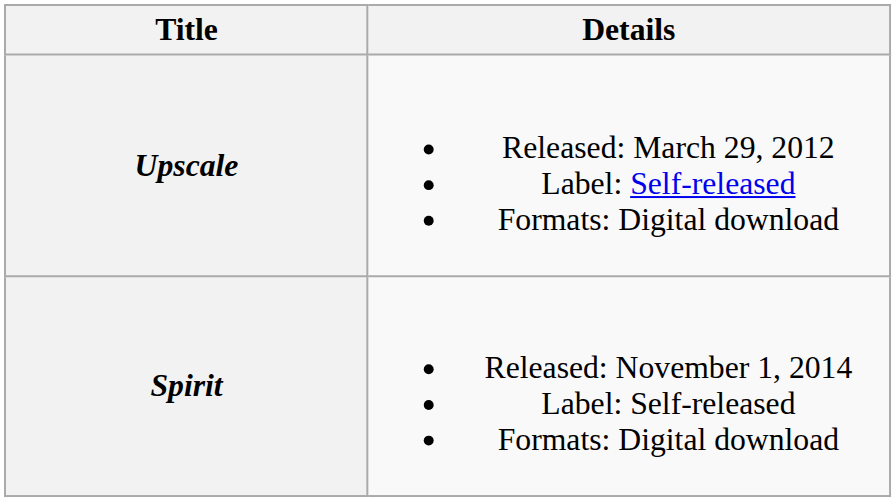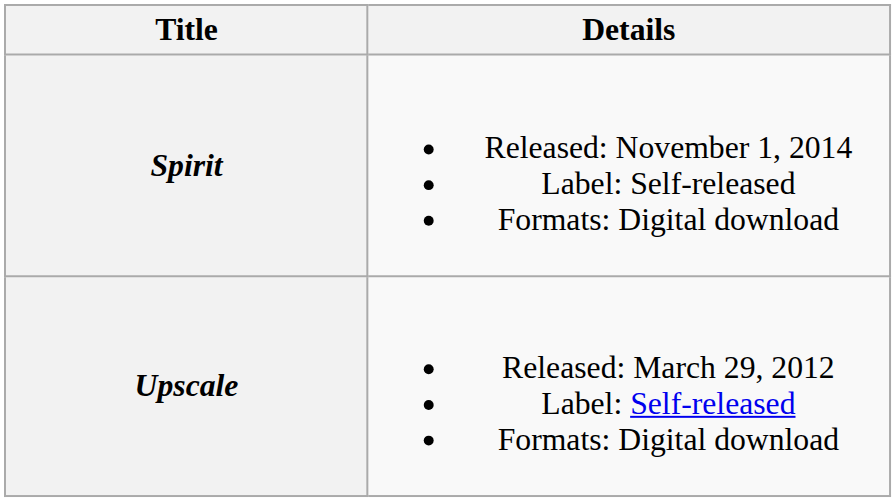rows swapped: (187, 165) <-> (187, 385)
